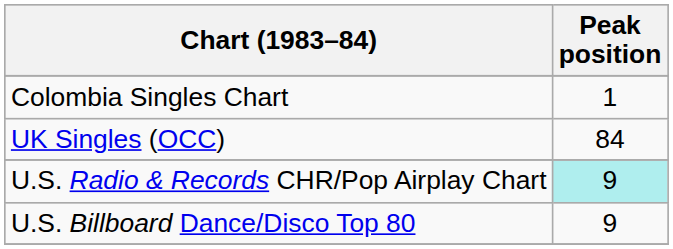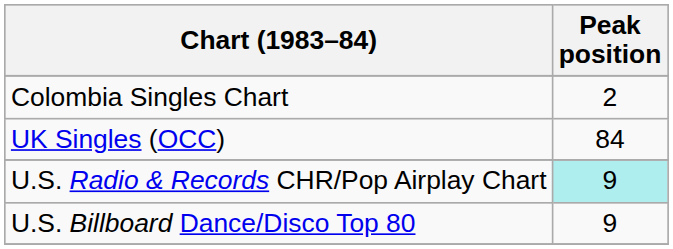(610, 97) 1 -> (610, 97) 2
